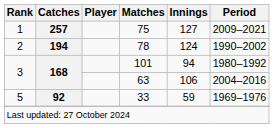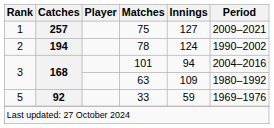(239, 64) 1980–1992 -> (239, 64) 2004–2016
(189, 81) 106 -> (189, 81) 109
(239, 81) 2004–2016 -> (239, 81) 1980–1992
